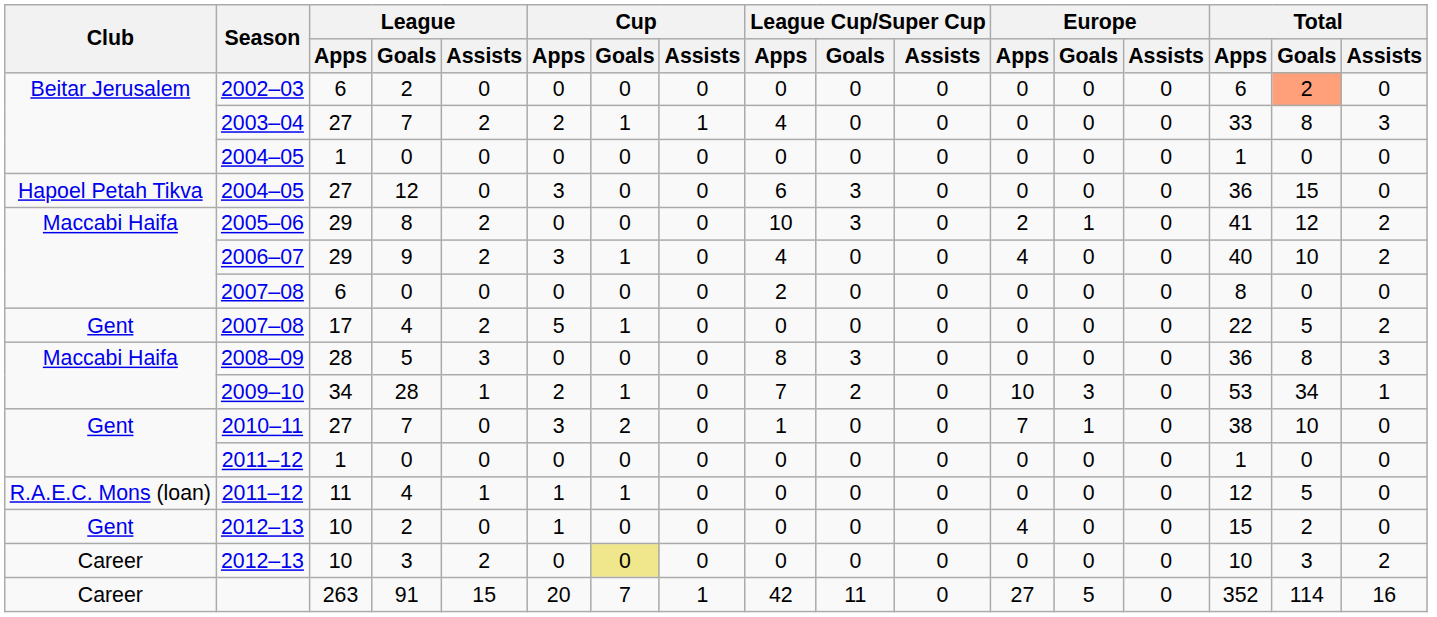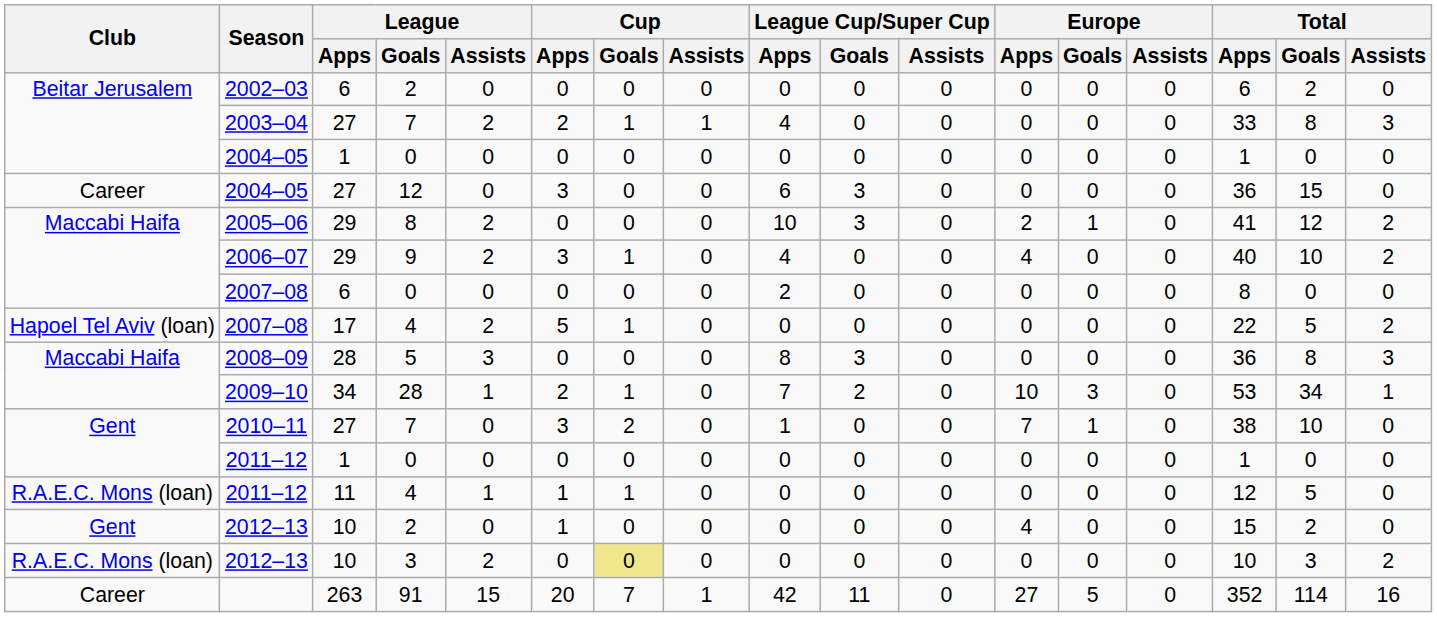(1307, 89) lightsalmon background -> (1311, 89) no background
(110, 190) Hapoel Petah Tikva -> (112, 190) Career
(110, 325) Gent -> (112, 325) Hapoel Tel Aviv (loan)
(110, 561) Career -> (112, 561) R.A.E.C. Mons (loan)
